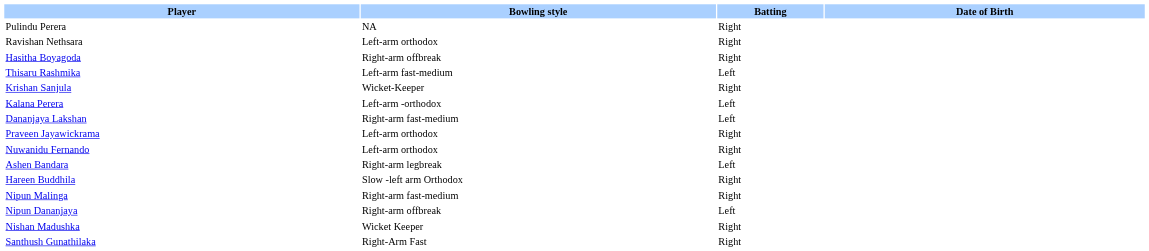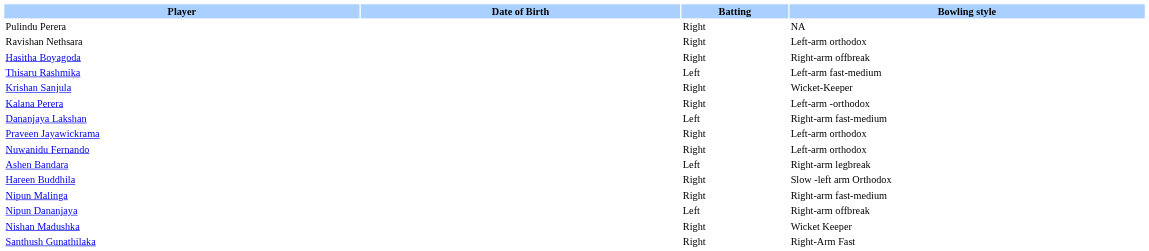columns swapped: (985, 11) <-> (538, 11)
(727, 103) Left -> (694, 103) Right
